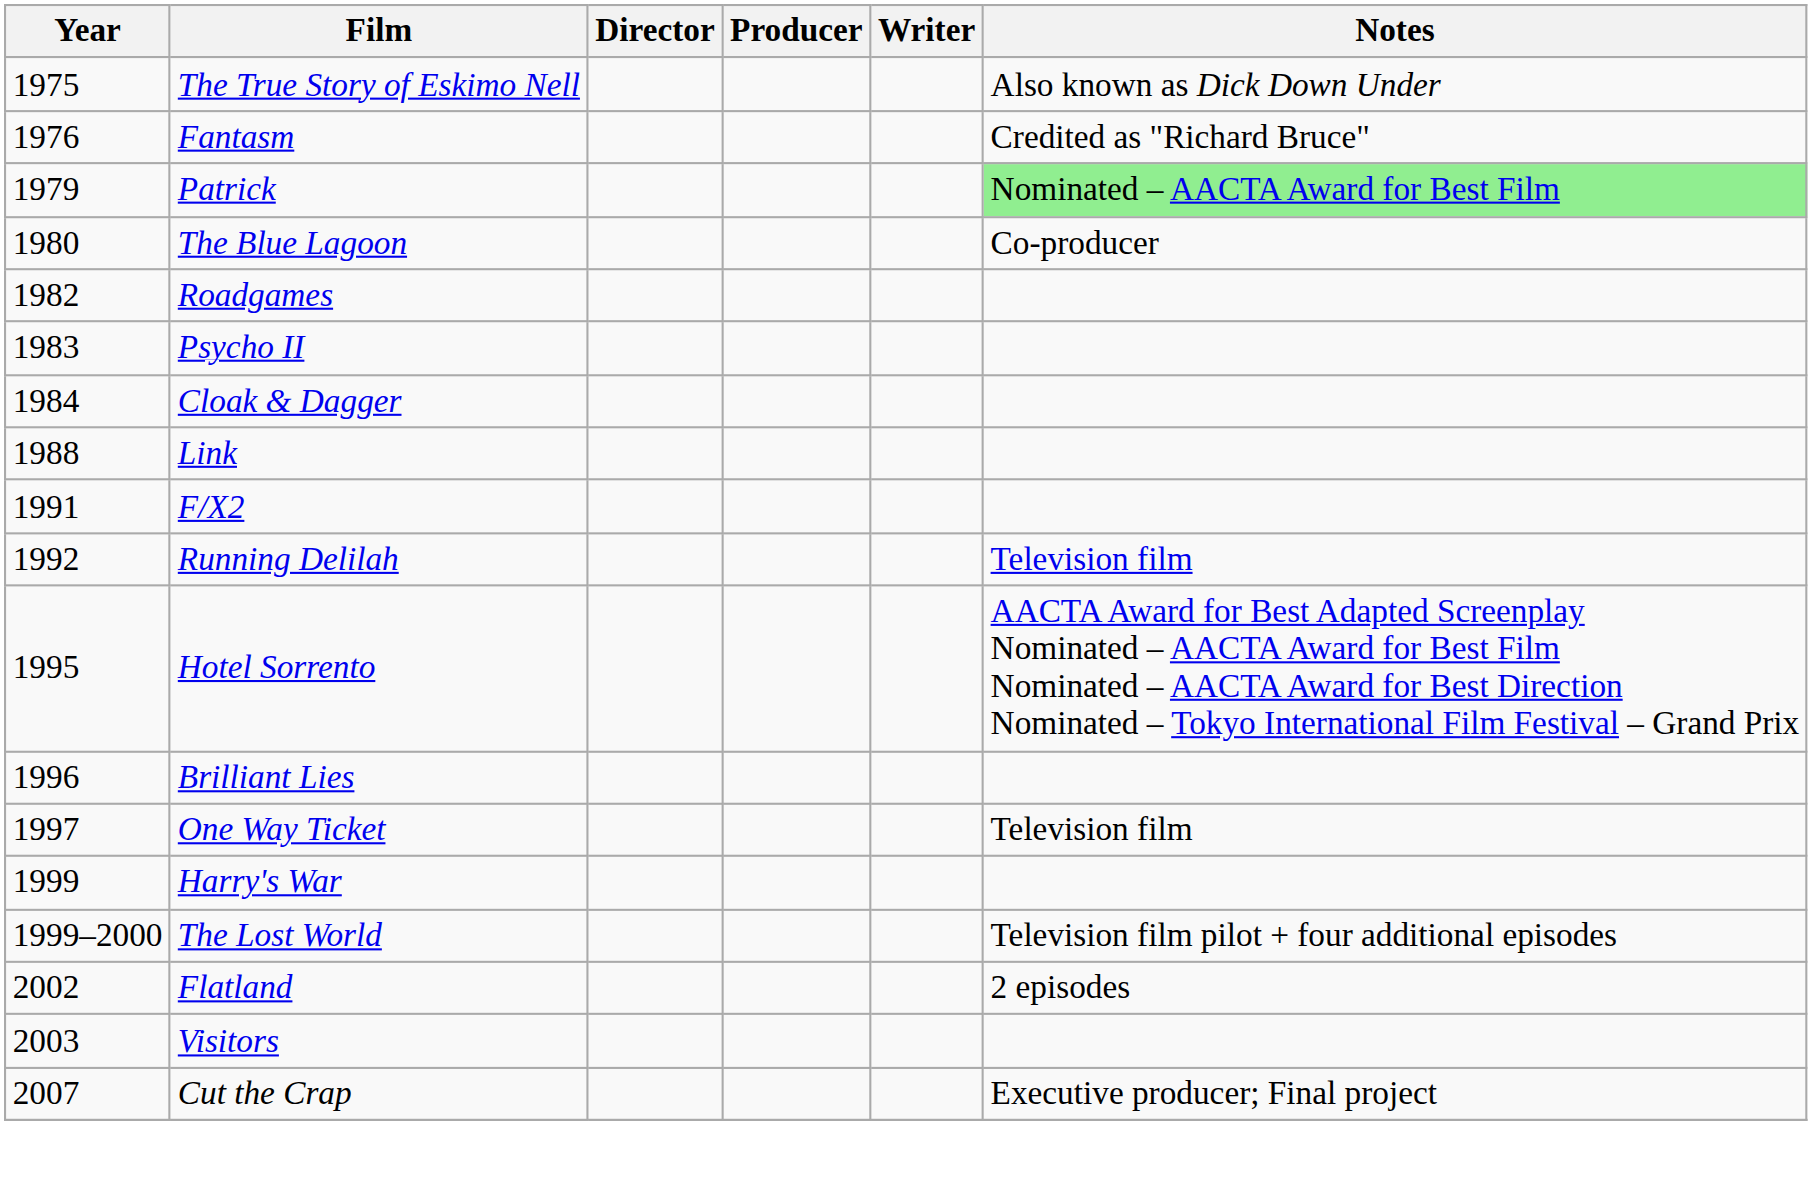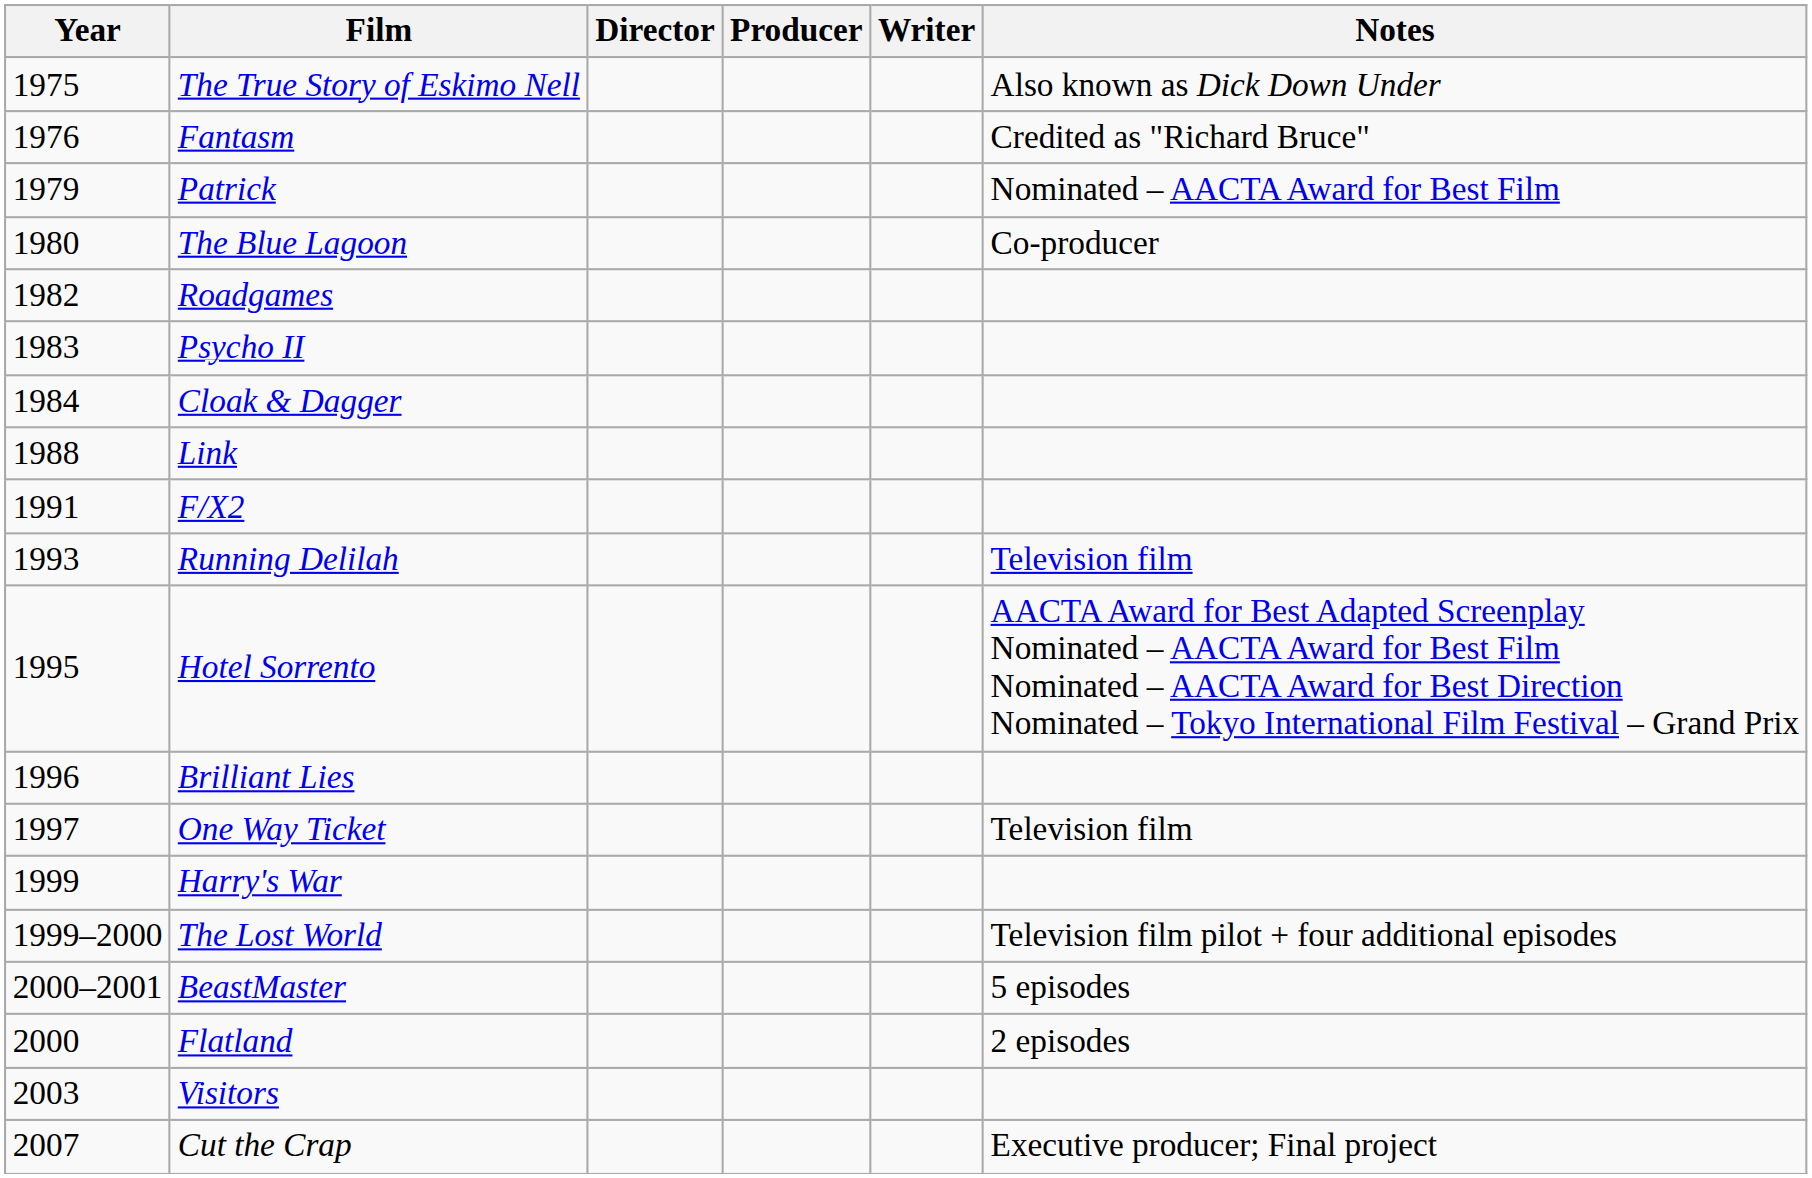(1275, 189) lightgreen background -> (1275, 189) no background
(46, 558) 1992 -> (46, 558) 1993
+ row: (262, 987)
(46, 987) 2002 -> (46, 1040) 2000
